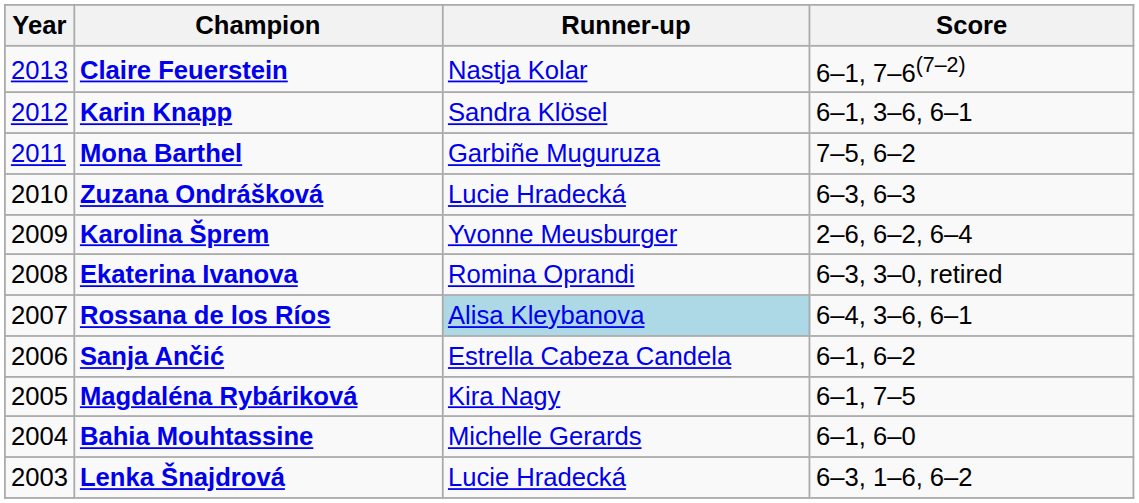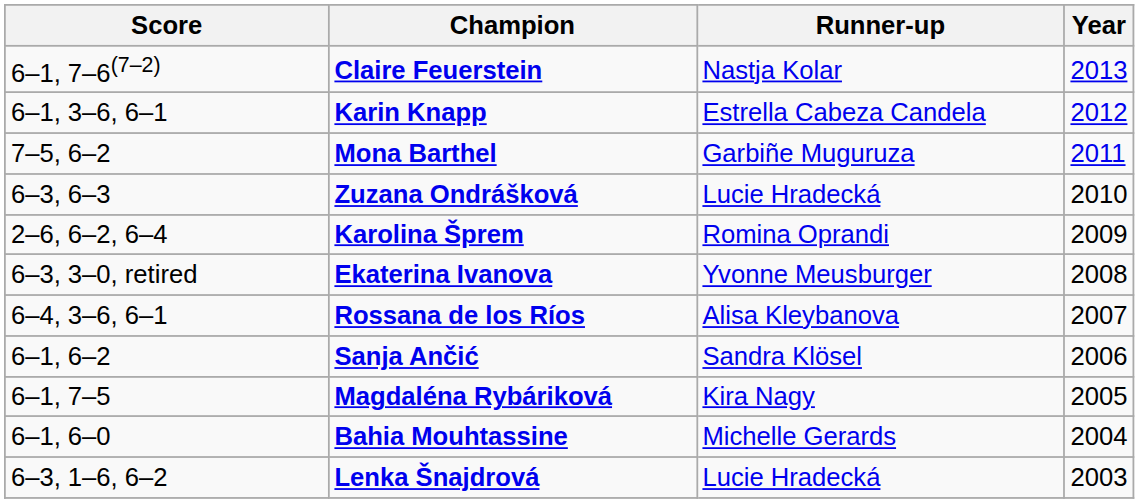columns swapped: (39, 26) <-> (972, 26)
(528, 113) Sandra Klösel -> (844, 113) Estrella Cabeza Candela
(563, 235) Yvonne Meusburger -> (796, 235) Romina Oprandi
(541, 275) Romina Oprandi -> (817, 275) Yvonne Meusburger
(546, 316) lightblue background -> (801, 316) no background
(590, 356) Estrella Cabeza Candela -> (782, 356) Sandra Klösel
